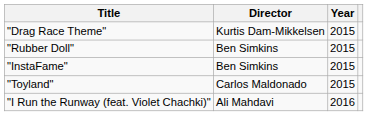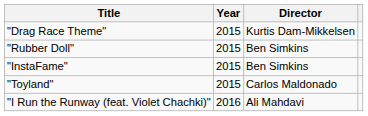columns swapped: (342, 13) <-> (270, 13)
